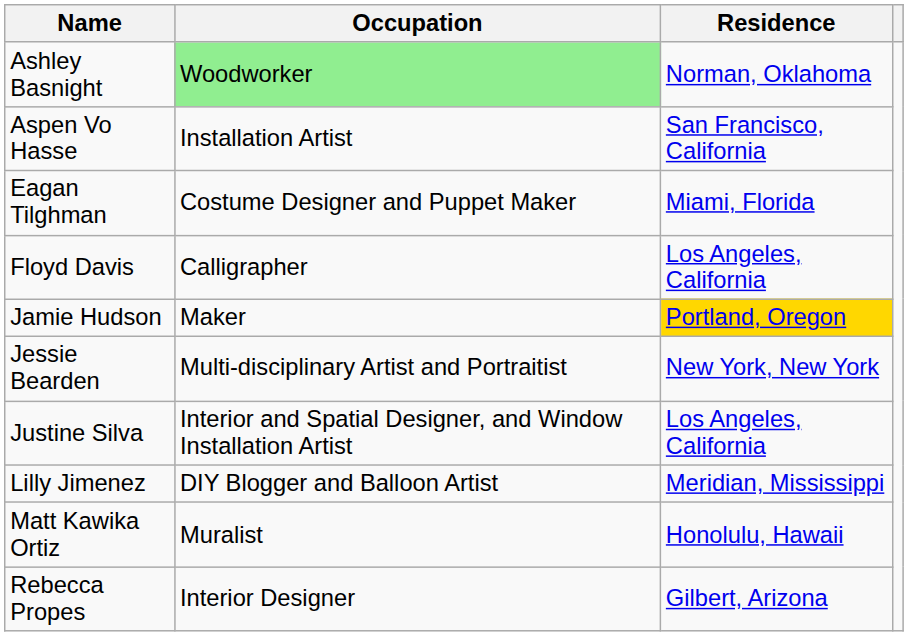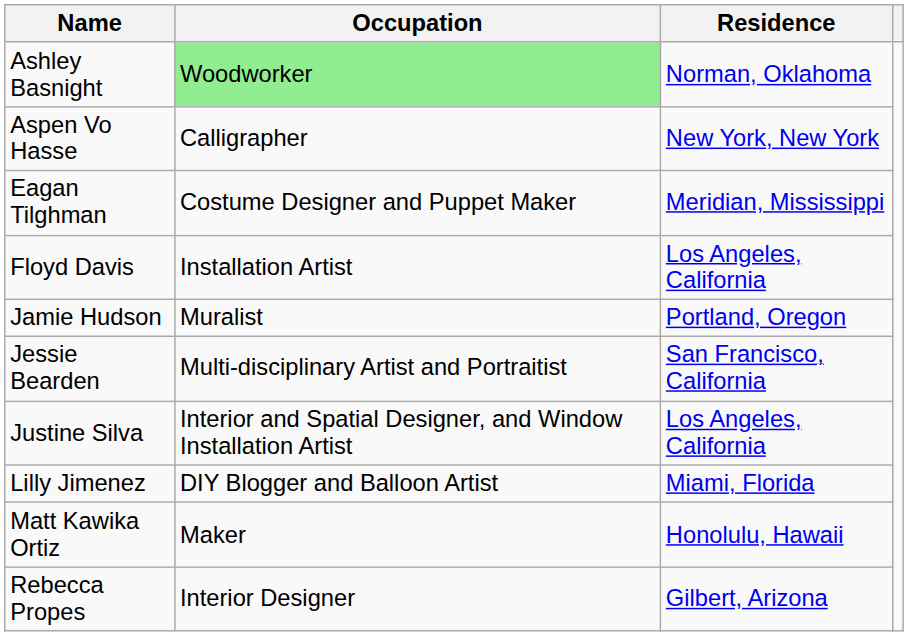(266, 138) Installation Artist -> (244, 138) Calligrapher
(745, 138) San Francisco, California -> (772, 138) New York, New York
(740, 202) Miami, Florida -> (775, 202) Meridian, Mississippi
(244, 266) Calligrapher -> (266, 266) Installation Artist
(213, 317) Maker -> (221, 317) Muralist
(756, 317) gold background -> (756, 317) no background
(772, 368) New York, New York -> (745, 368) San Francisco, California
(775, 483) Meridian, Mississippi -> (740, 483) Miami, Florida
(221, 534) Muralist -> (213, 534) Maker
